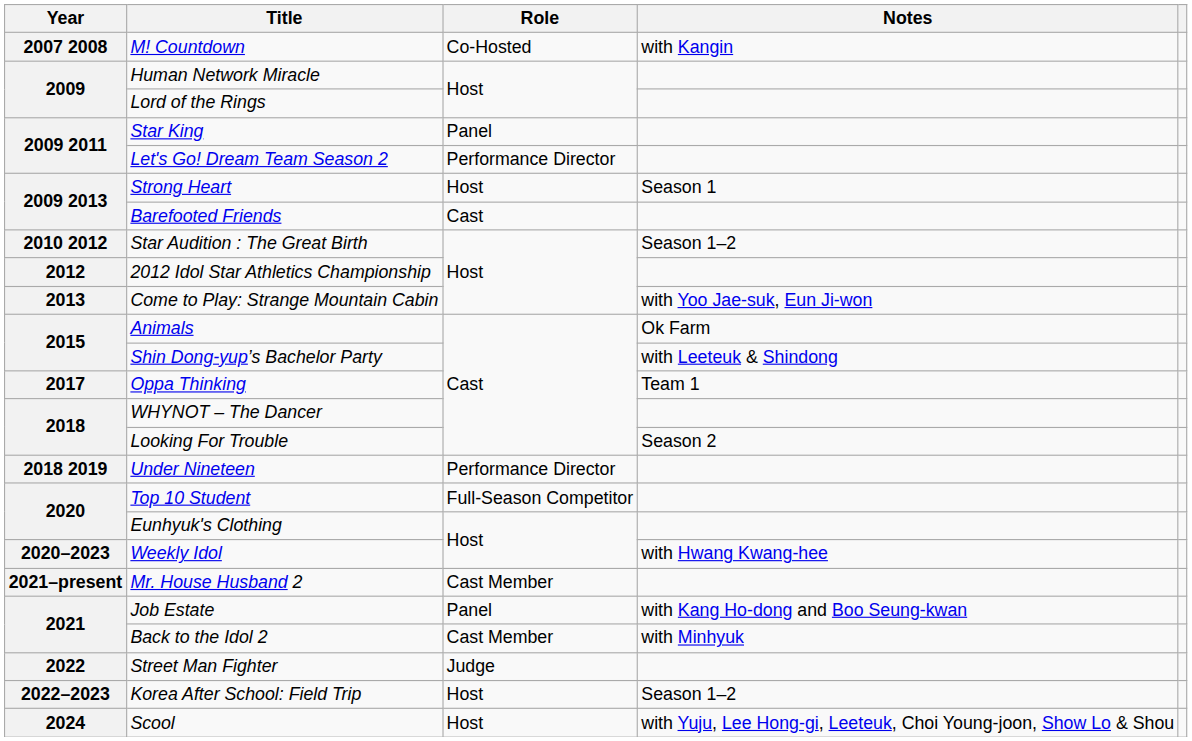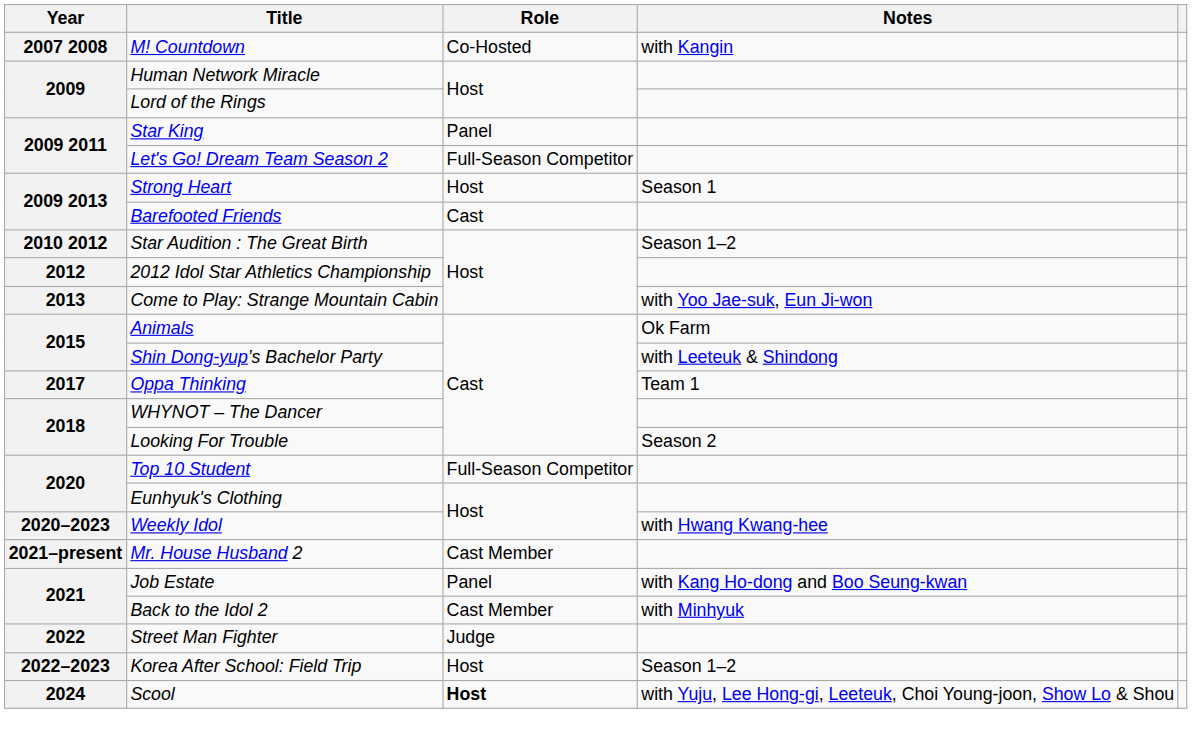(531, 159) Performance Director -> (540, 159) Full-Season Competitor
- row: (193, 469)
(465, 722) normal -> (466, 694) bold
